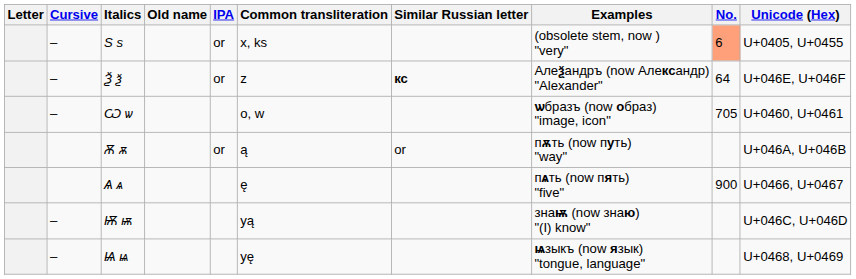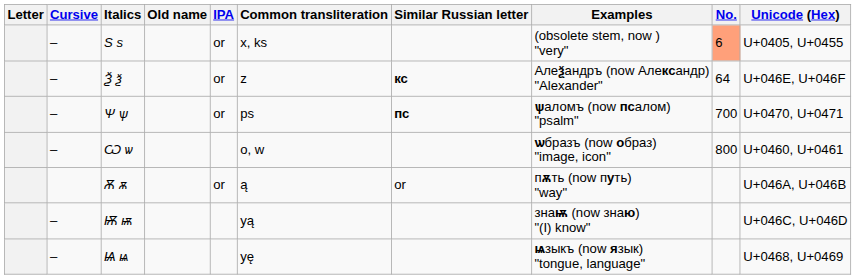+ row: (116, 114)
(726, 114) 705 -> (726, 149) 800
- row: (114, 185)
